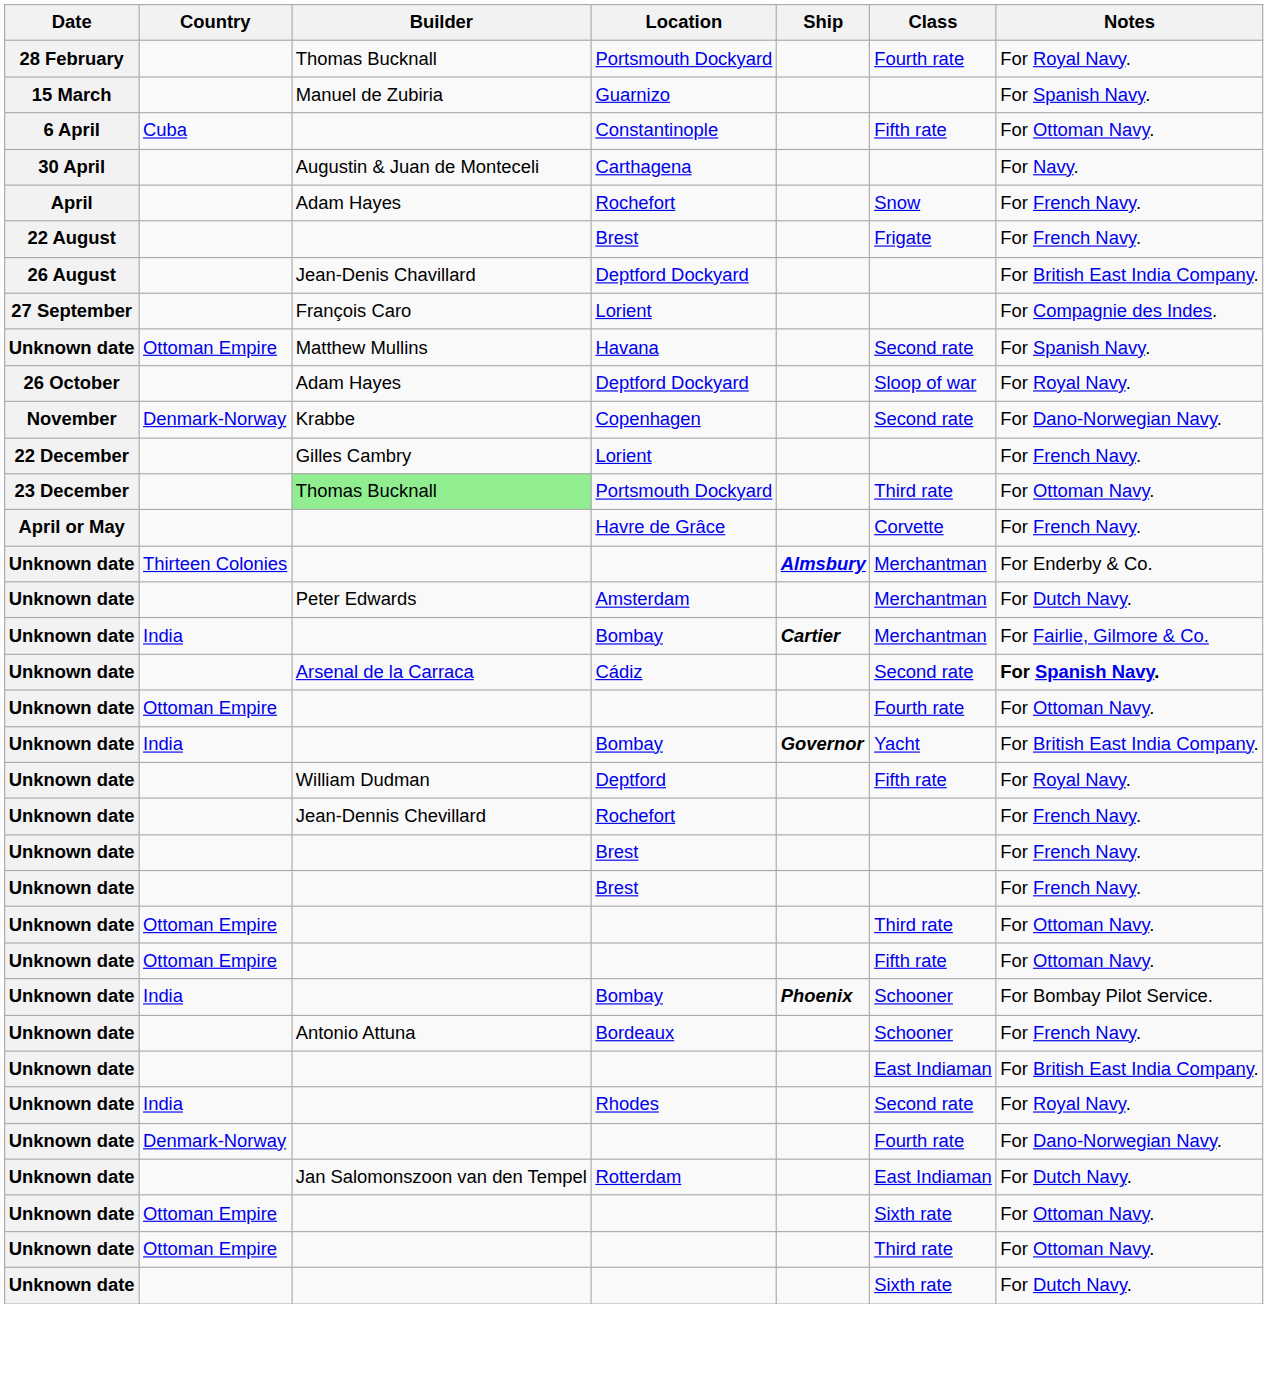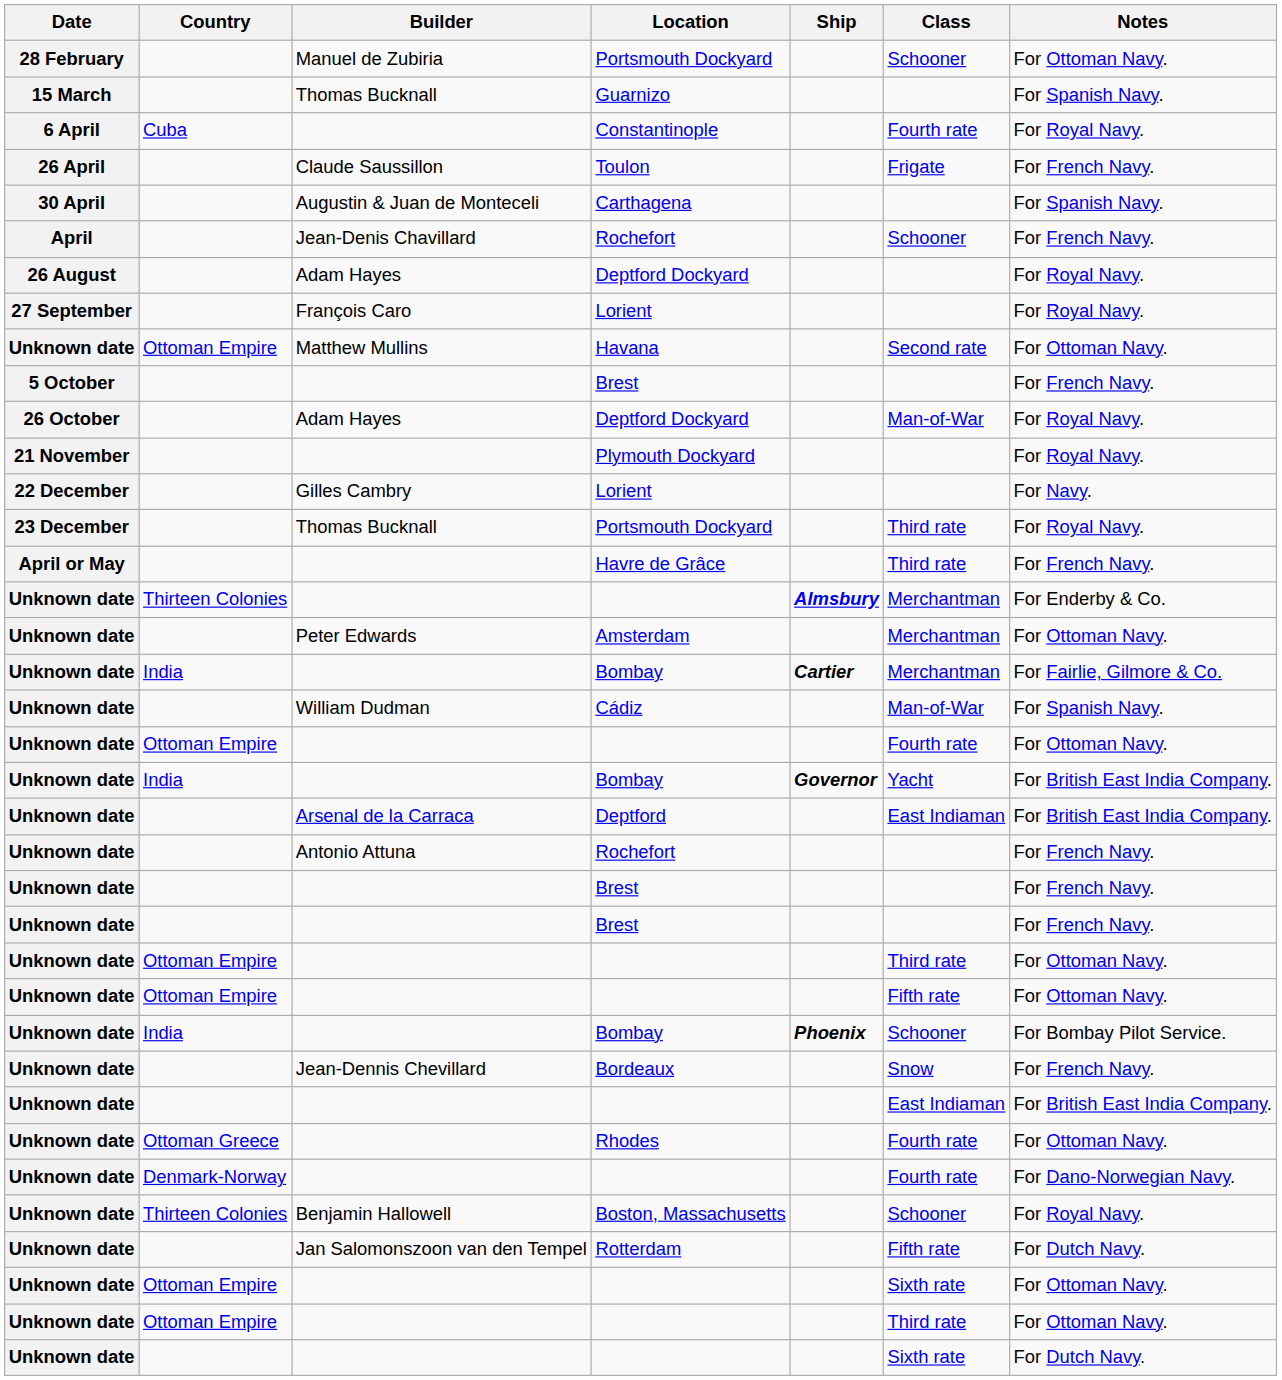(366, 58) Thomas Bucknall -> (369, 58) Manuel de Zubiria
(919, 58) Fourth rate -> (927, 58) Schooner
(1066, 58) For Royal Navy. -> (1091, 58) For Ottoman Navy.
(369, 94) Manuel de Zubiria -> (366, 94) Thomas Bucknall
(910, 130) Fifth rate -> (932, 130) Fourth rate
(1077, 130) For Ottoman Navy. -> (1079, 130) For Royal Navy.
+ row: (72, 166)
(1039, 166) For Navy. -> (1089, 202) For Spanish Navy.
(348, 202) Adam Hayes -> (386, 239) Jean-Denis Chavillard
(897, 202) Snow -> (927, 239) Schooner
- row: (72, 239)
(386, 275) Jean-Denis Chavillard -> (348, 275) Adam Hayes
(1129, 275) For British East India Company. -> (1079, 275) For Royal Navy.
(1109, 311) For Compagnie des Indes. -> (1079, 311) For Royal Navy.
(1075, 347) For Spanish Navy. -> (1091, 347) For Ottoman Navy.
+ row: (72, 383)
(925, 383) Sloop of war -> (936, 419) Man-of-War
+ row: (72, 455)
- row: (72, 419)
(1071, 455) For French Navy. -> (1053, 491) For Navy.
(366, 491) lightgreen background -> (366, 527) no background
(1077, 491) For Ottoman Navy. -> (1079, 527) For Royal Navy.
(909, 527) Corvette -> (927, 563) Third rate
(1066, 599) For Dutch Navy. -> (1091, 635) For Ottoman Navy.
(385, 672) Arsenal de la Carraca -> (363, 708) William Dudman
(924, 672) Second rate -> (936, 708) Man-of-War
(1080, 672) bold -> (1089, 708) normal
(363, 780) William Dudman -> (385, 816) Arsenal de la Carraca
(910, 780) Fifth rate -> (946, 816) East Indiaman
(1066, 780) For Royal Navy. -> (1143, 816) For British East India Company.
(391, 816) Jean-Dennis Chevillard -> (356, 852) Antonio Attuna
(356, 1032) Antonio Attuna -> (391, 1068) Jean-Dennis Chevillard
(914, 1032) Schooner -> (910, 1068) Snow
(163, 1104) India -> (211, 1141) Ottoman Greece
(924, 1104) Second rate -> (932, 1141) Fourth rate
(1066, 1104) For Royal Navy. -> (1091, 1141) For Ottoman Navy.
+ row: (72, 1213)
(933, 1177) East Indiaman -> (924, 1249) Fifth rate
